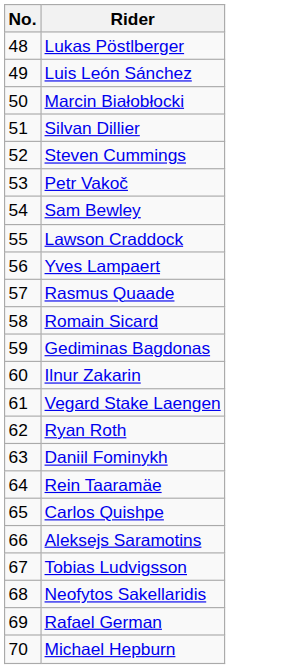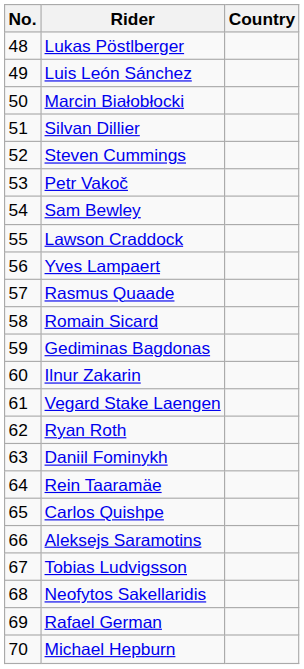+ column: (262, 18)
